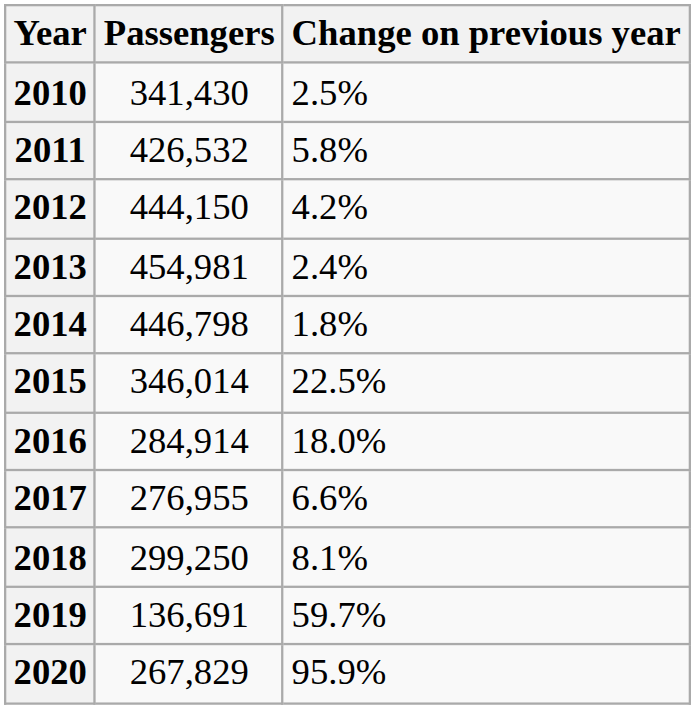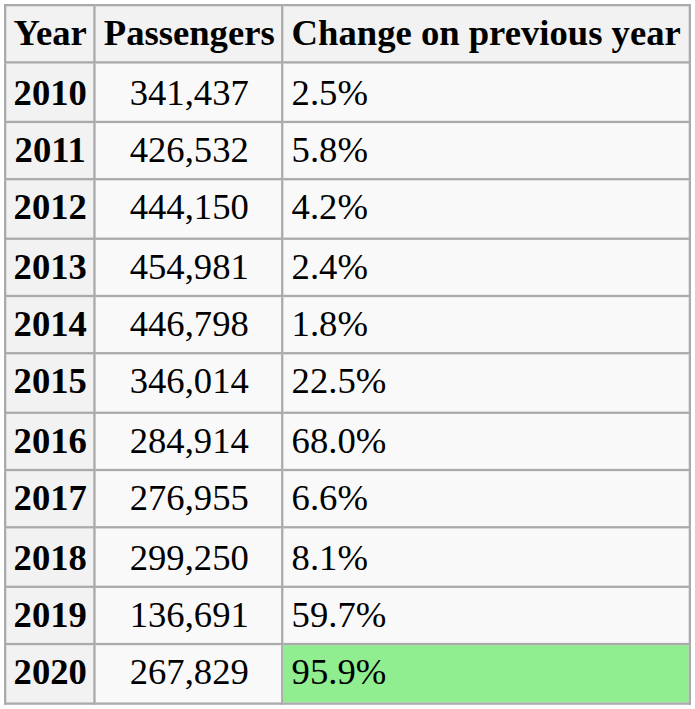(189, 91) 341,430 -> (189, 91) 341,437
(339, 440) 18.0% -> (339, 440) 68.0%
(339, 672) no background -> (339, 672) lightgreen background
